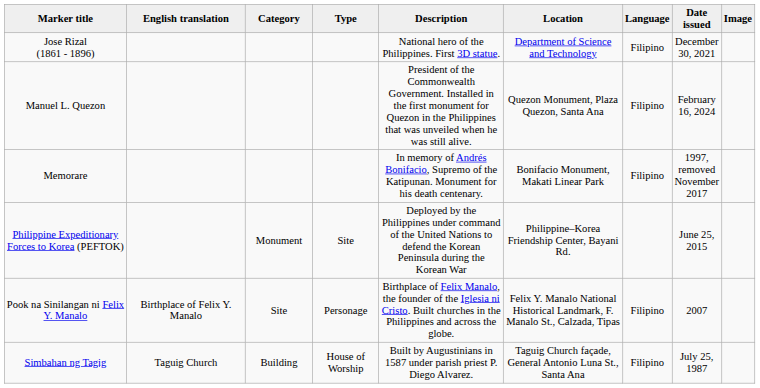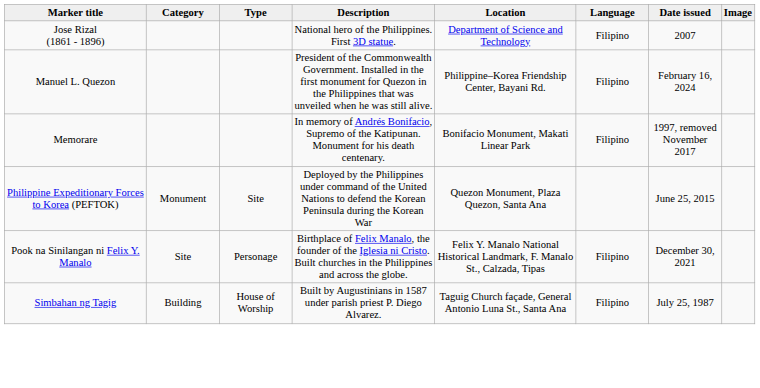- column: (186, 18)
(697, 47) December 30, 2021 -> (685, 35) 2007
(563, 105) Quezon Monument, Plaza Quezon, Santa Ana -> (505, 82) Philippine–Korea Friendship Center, Bayani Rd.
(563, 240) Philippine–Korea Friendship Center, Bayani Rd. -> (505, 198) Quezon Monument, Plaza Quezon, Santa Ana
(697, 310) 2007 -> (685, 256) December 30, 2021
